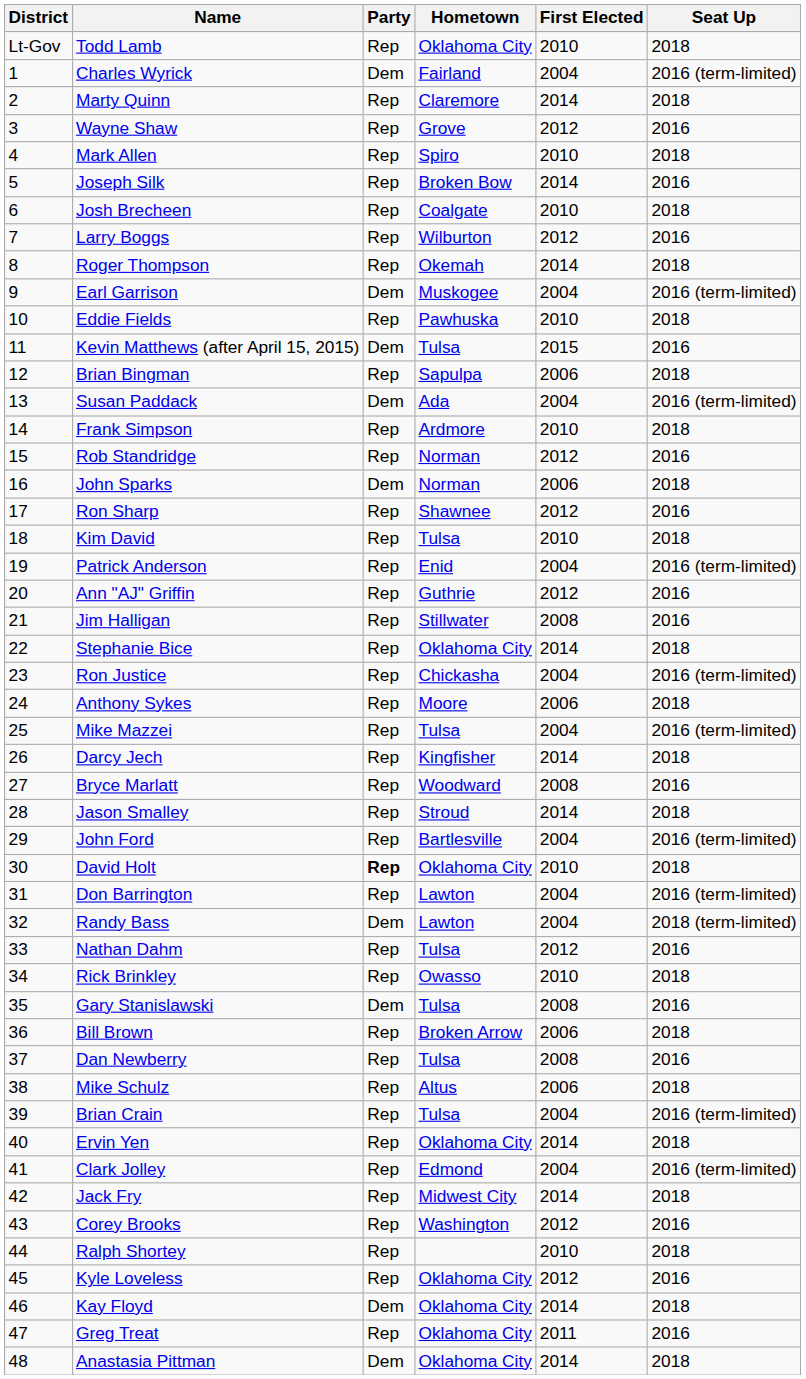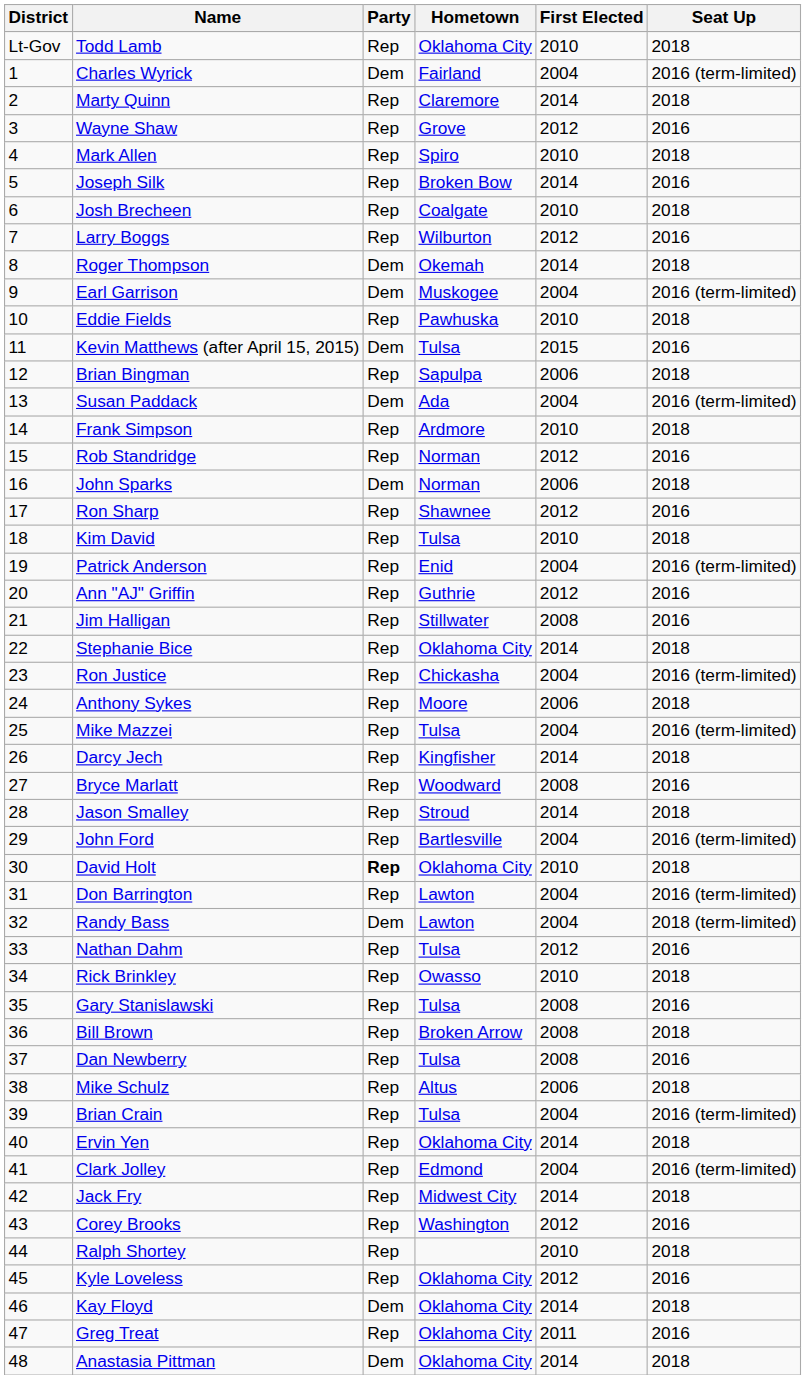(383, 264) Rep -> (386, 264) Dem
(386, 1004) Dem -> (383, 1004) Rep
(559, 1032) 2006 -> (559, 1032) 2008
